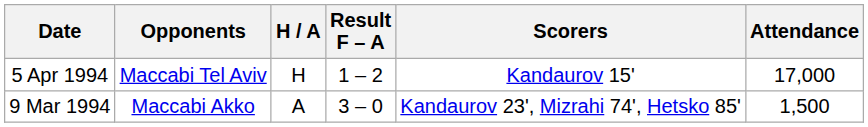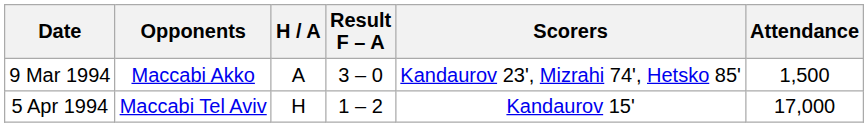rows swapped: (60, 106) <-> (60, 74)
